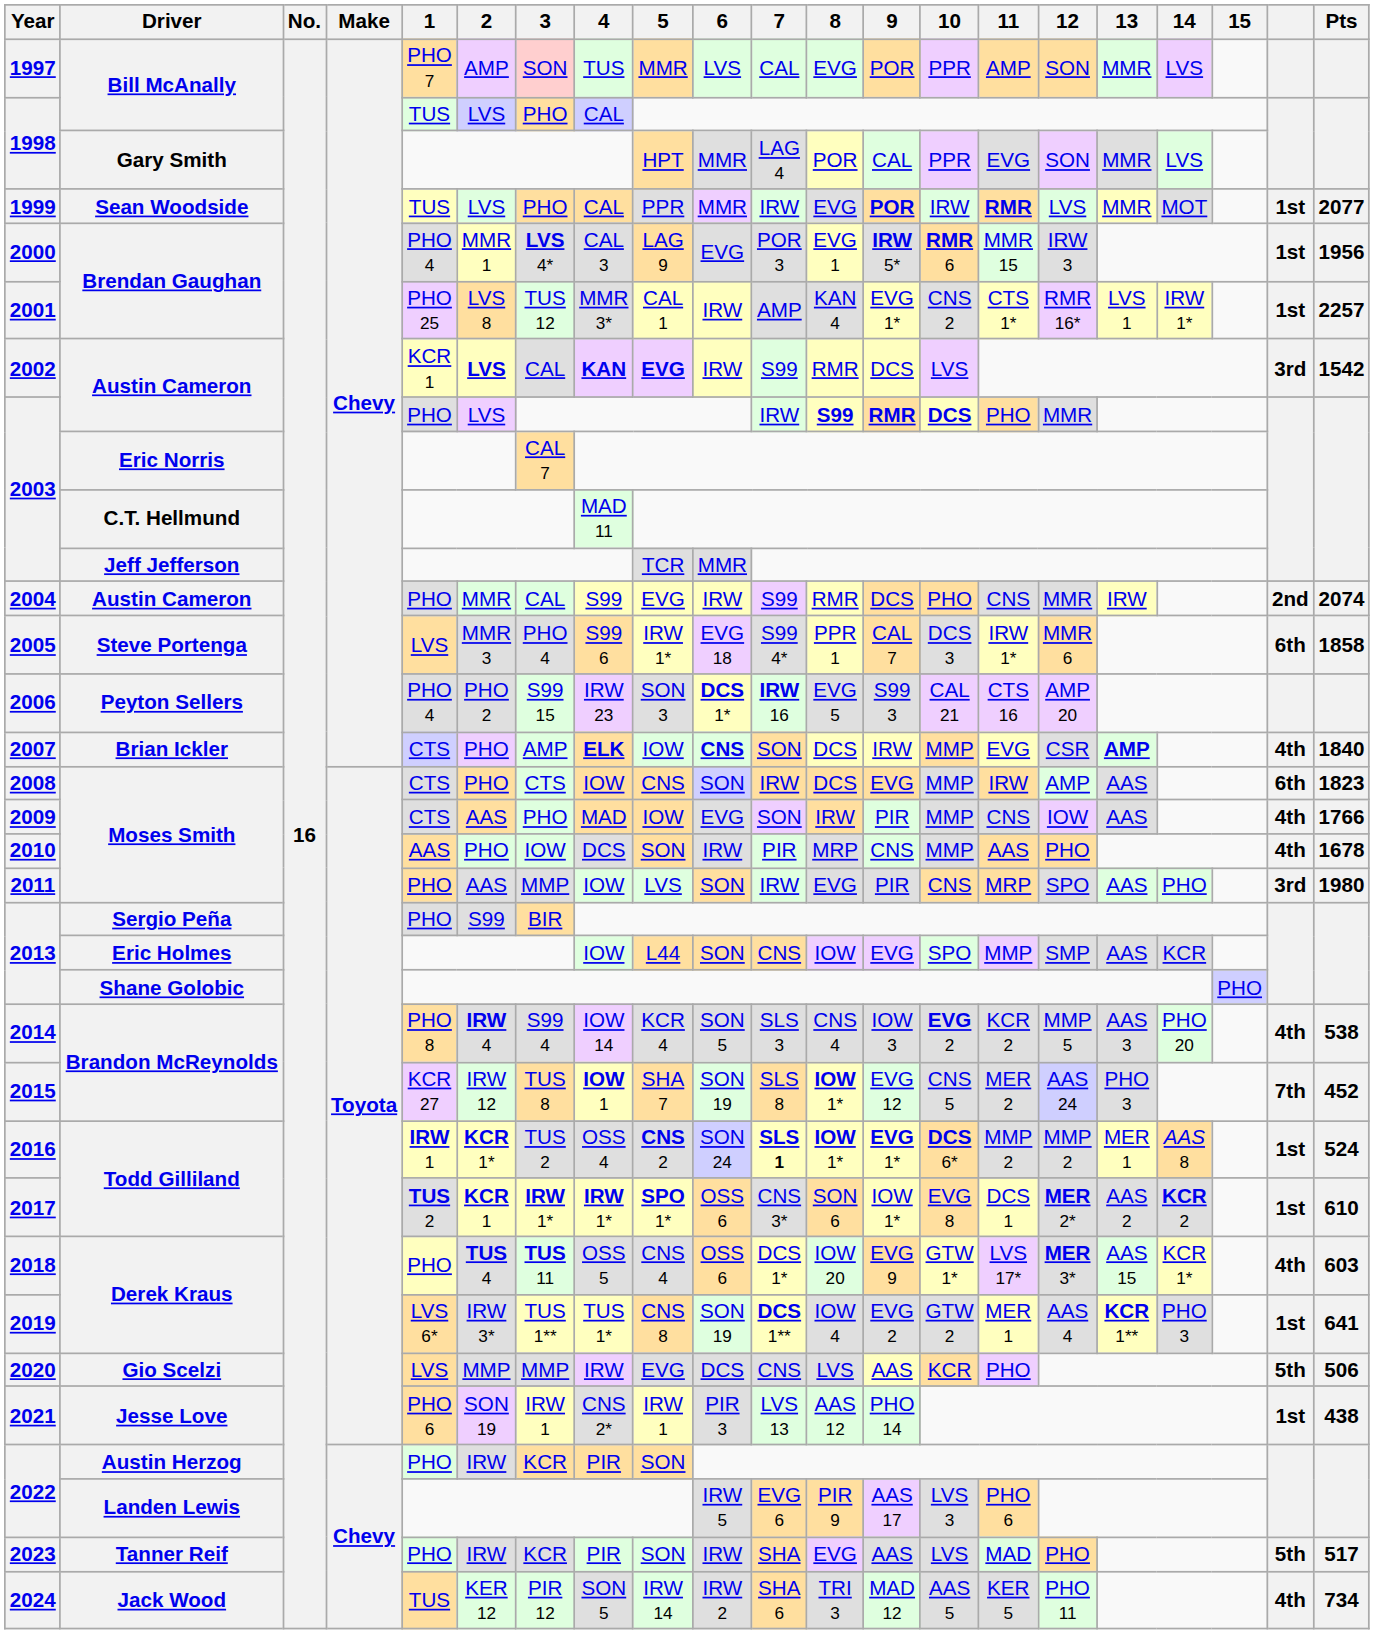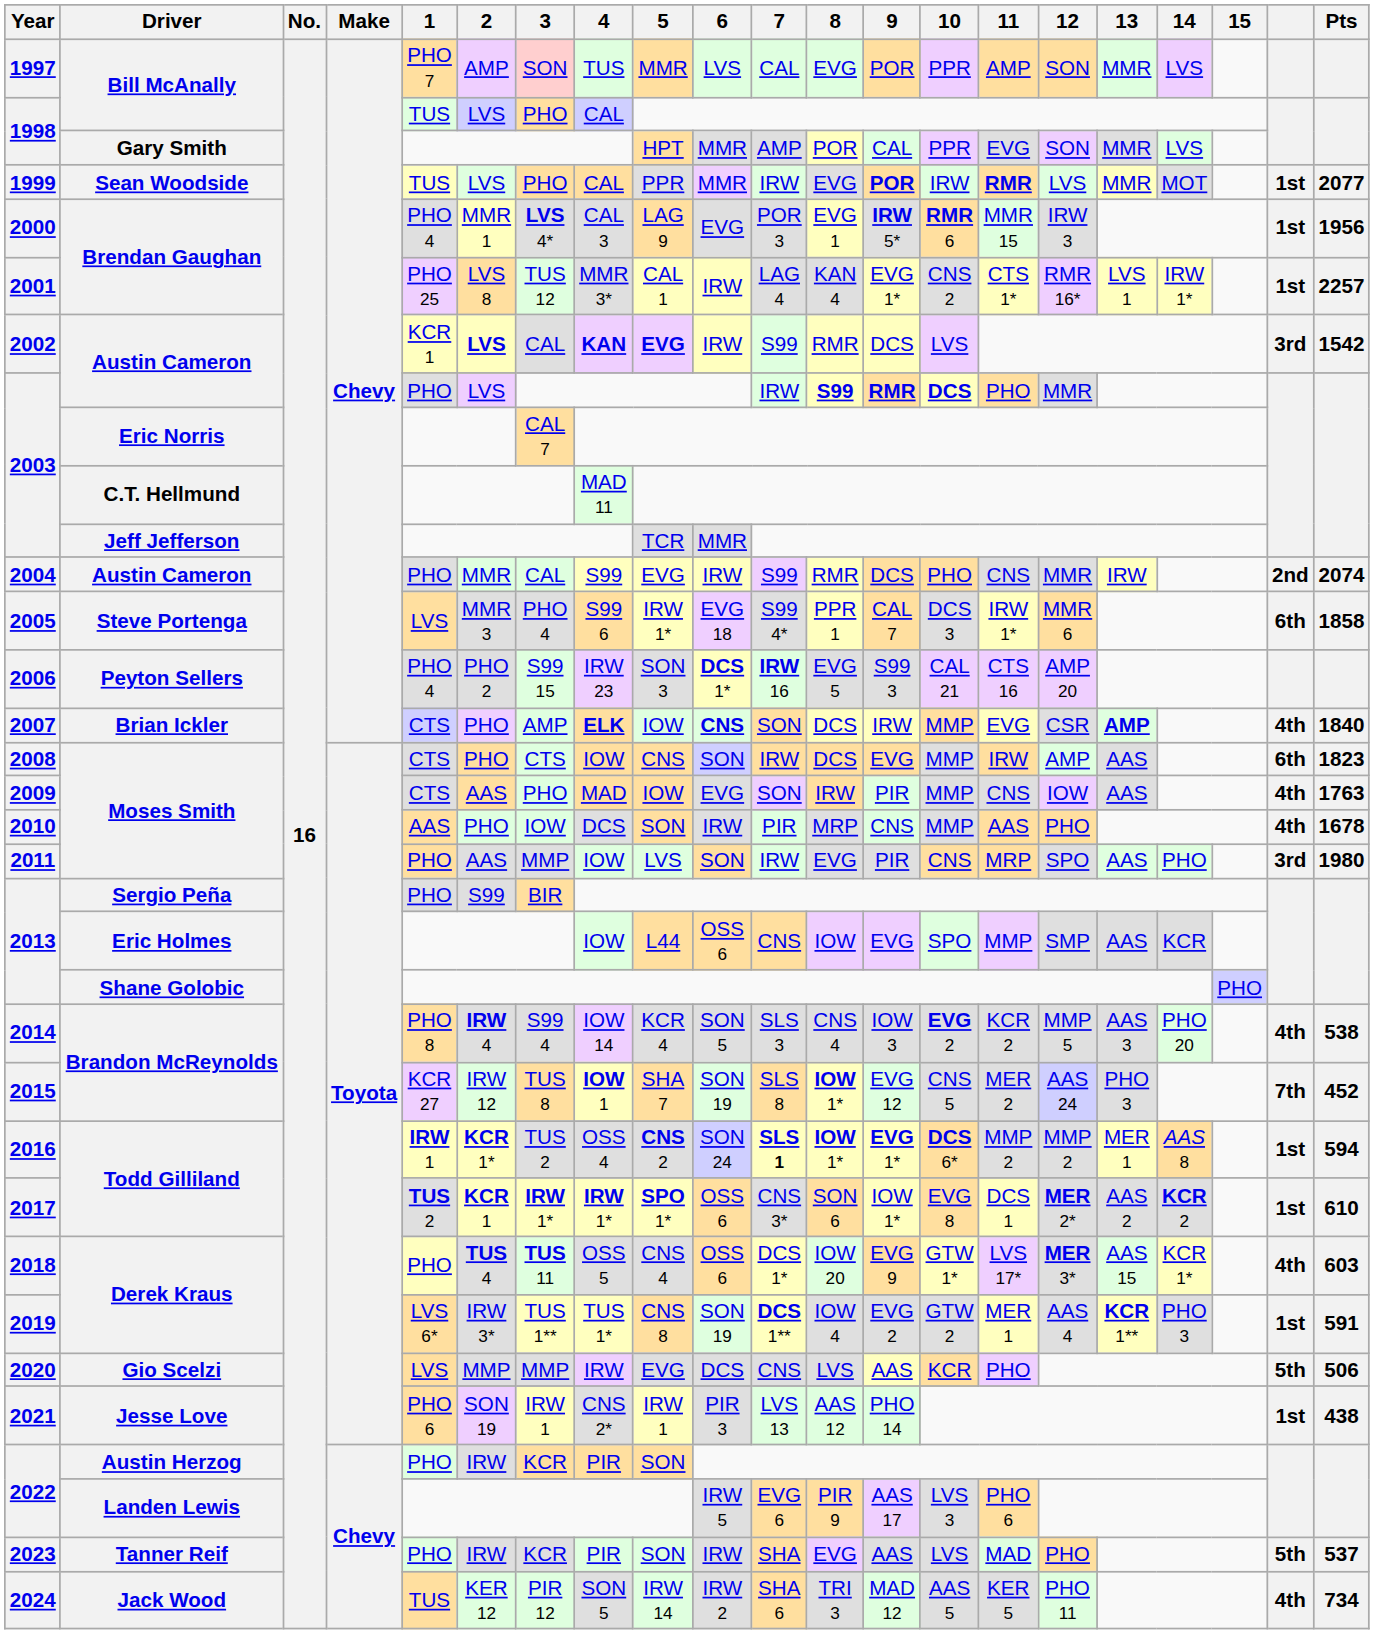(779, 159) LAG 4 -> (779, 148) AMP
(779, 310) AMP -> (779, 285) LAG 4
(1342, 817) 1766 -> (1342, 793) 1763
(722, 953) SON -> (722, 940) OSS 6
(1342, 1149) 524 -> (1342, 1149) 594
(1342, 1324) 641 -> (1342, 1324) 591
(1342, 1554) 517 -> (1342, 1554) 537
